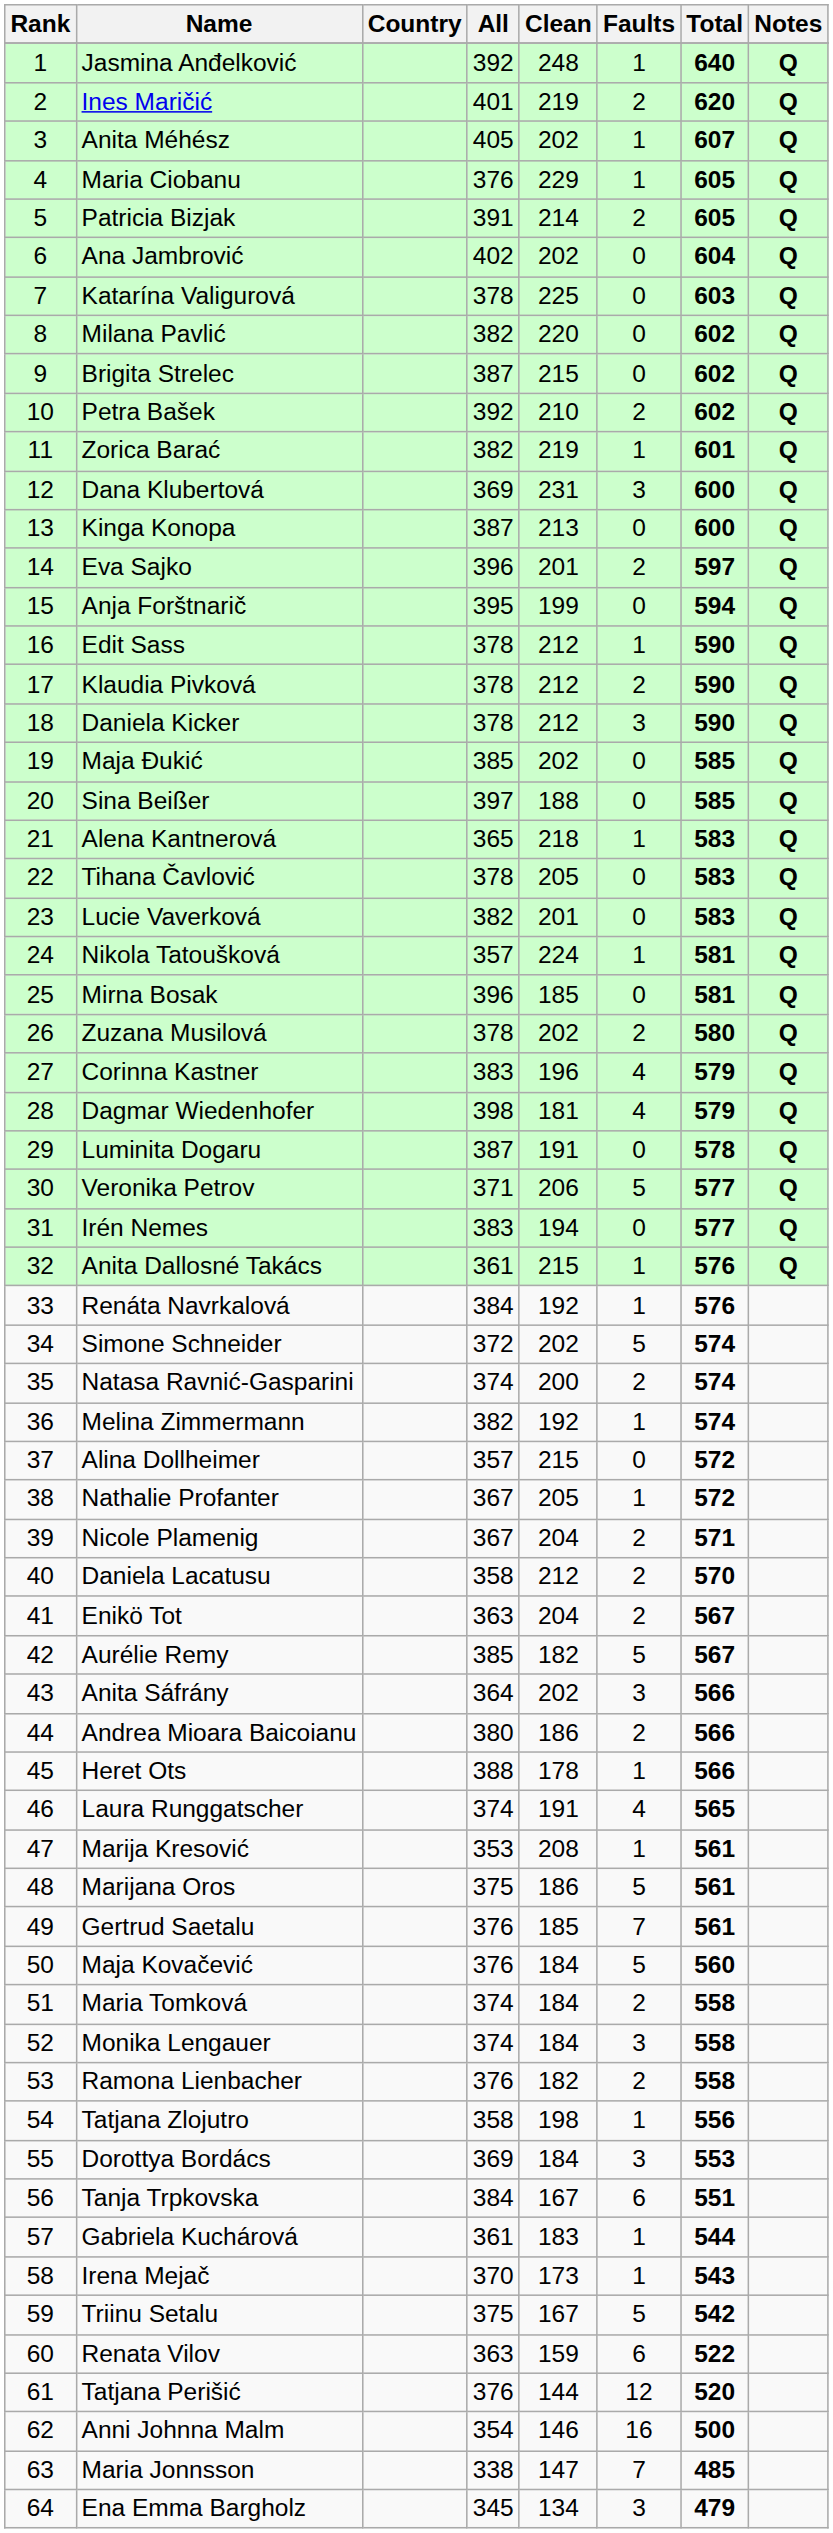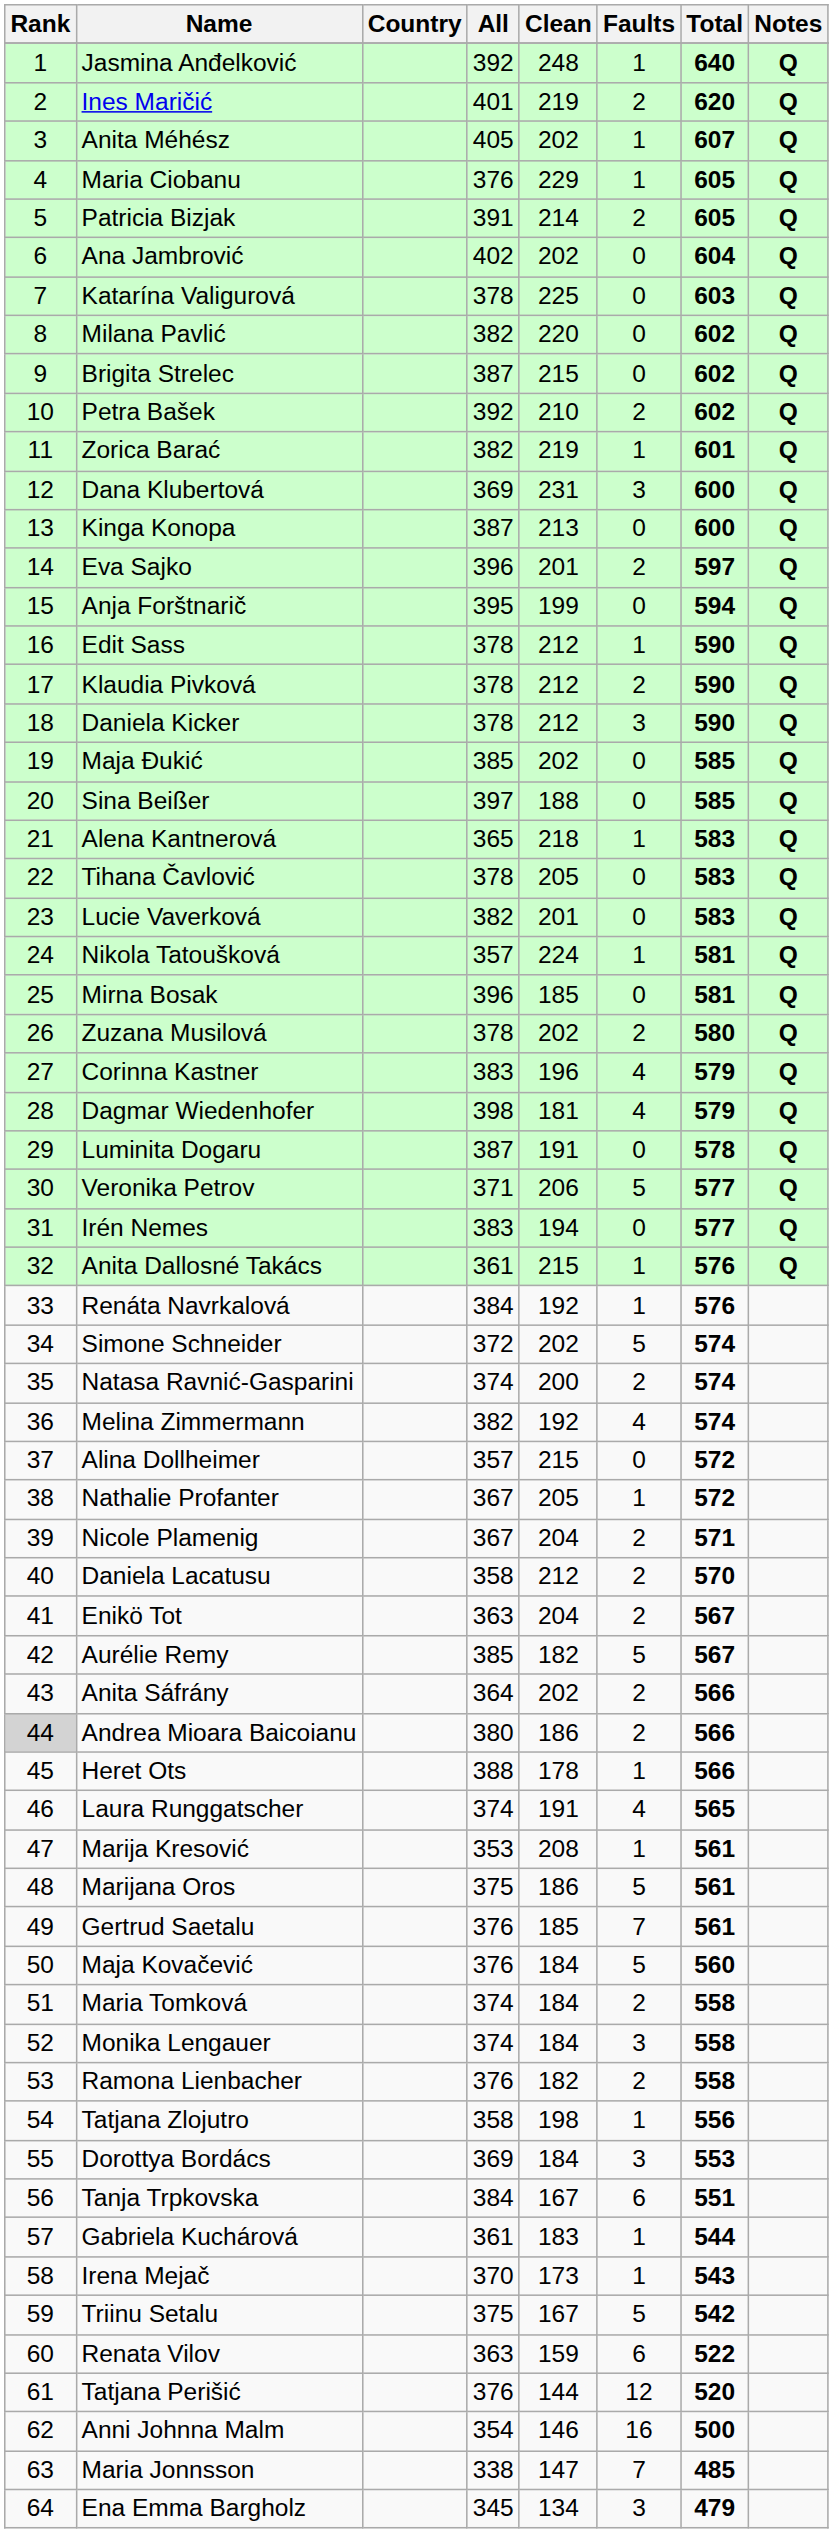(639, 1421) 1 -> (639, 1421) 4
(639, 1693) 3 -> (639, 1693) 2
(40, 1732) no background -> (40, 1732) lightgrey background
